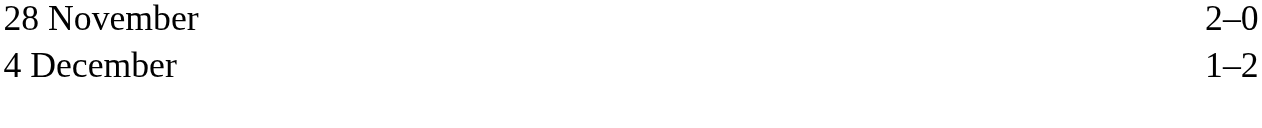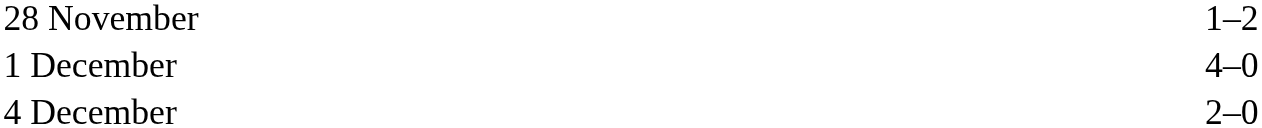(1232, 18) 2–0 -> (1232, 18) 1–2
+ row: (90, 65)
(1232, 65) 1–2 -> (1232, 112) 2–0
